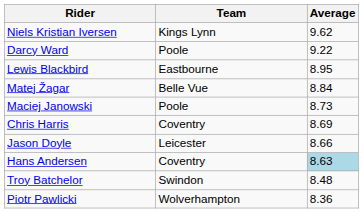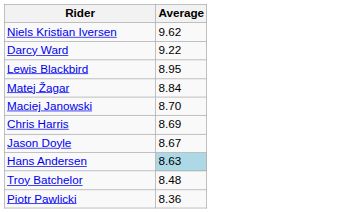- column: (231, 13)
(321, 106) 8.73 -> (170, 106) 8.70
(321, 143) 8.66 -> (170, 143) 8.67
